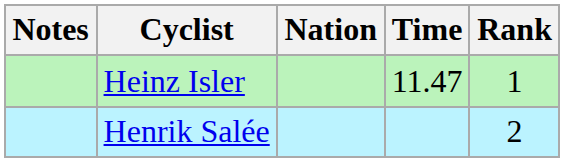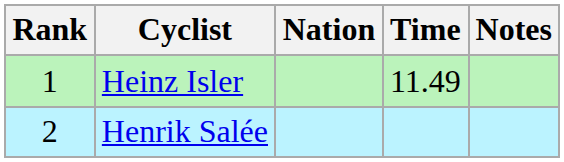columns swapped: (515, 29) <-> (51, 29)
(427, 80) 11.47 -> (425, 80) 11.49
